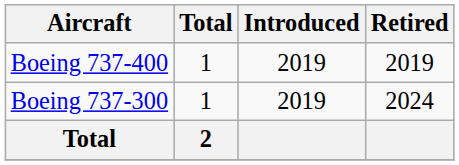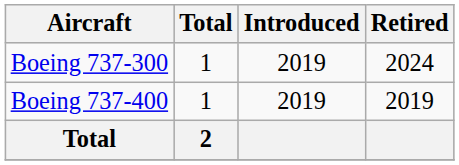rows swapped: (89, 62) <-> (89, 100)
